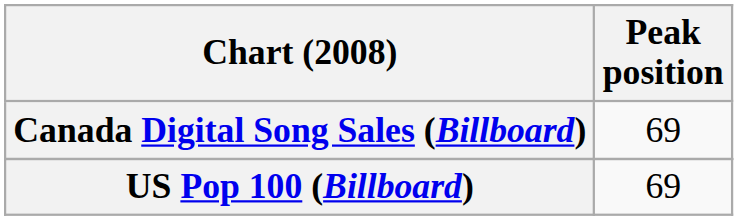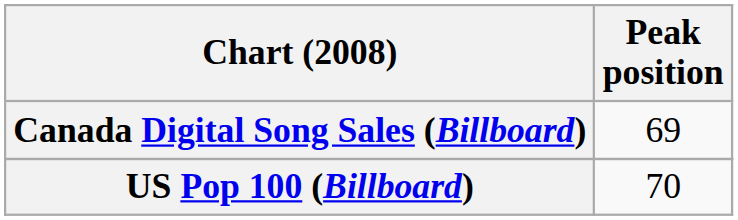(663, 186) 69 -> (663, 186) 70
